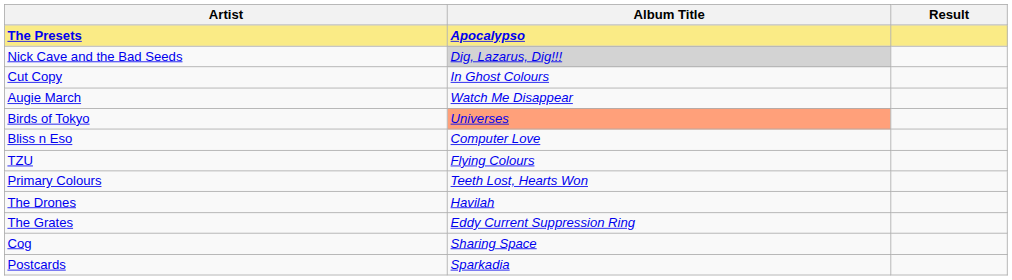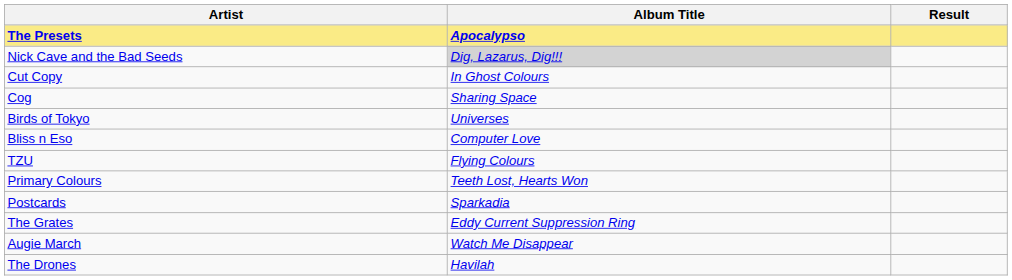rows swapped: (19, 243) <-> (44, 98)
(480, 118) lightsalmon background -> (480, 118) no background
rows swapped: (37, 264) <-> (42, 202)
